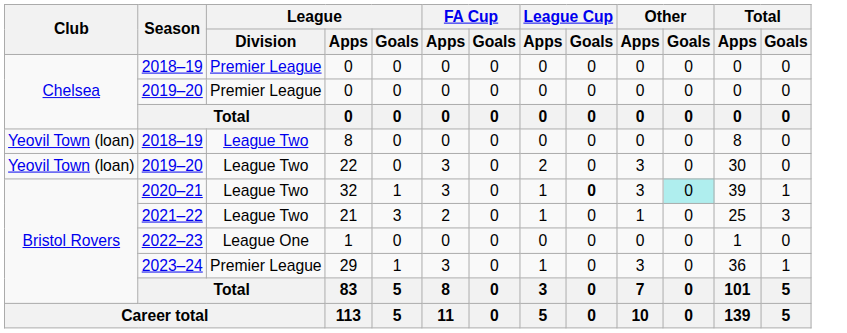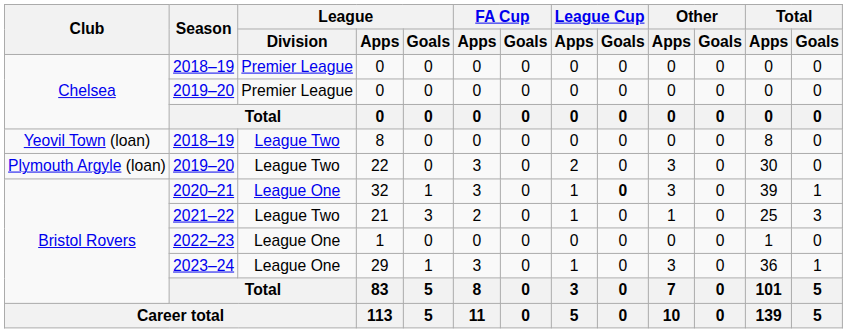(71, 166) Yeovil Town (loan) -> (87, 166) Plymouth Argyle (loan)
(266, 191) League Two -> (297, 191) League One
(689, 191) paleturquoise background -> (720, 191) no background
(266, 265) Premier League -> (297, 265) League One
